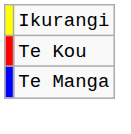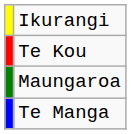+ row: (70, 82)
